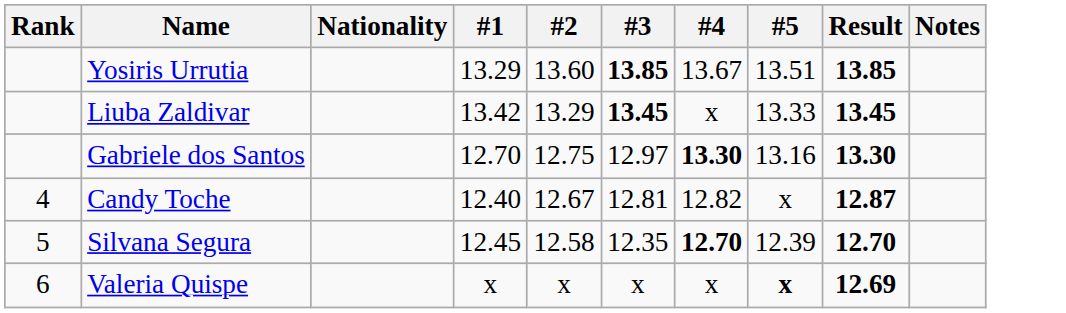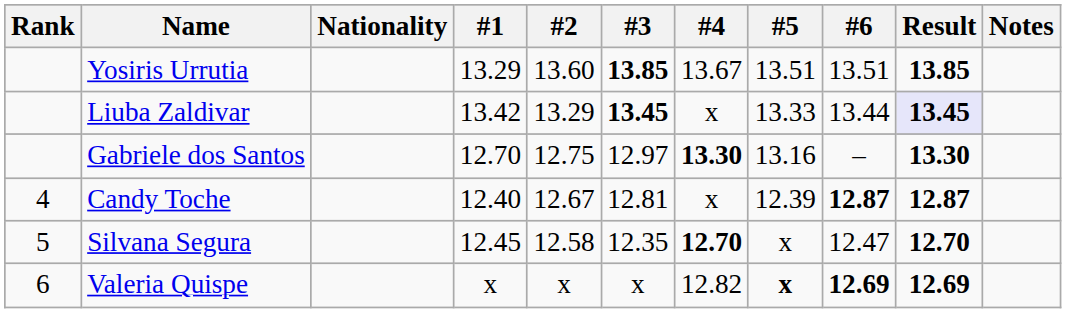+ column: (859, 26)
(866, 112) no background -> (939, 112) lavender background
(712, 198) 12.82 -> (712, 198) x
(785, 198) x -> (785, 198) 12.39
(785, 241) 12.39 -> (785, 241) x
(712, 284) x -> (712, 284) 12.82
